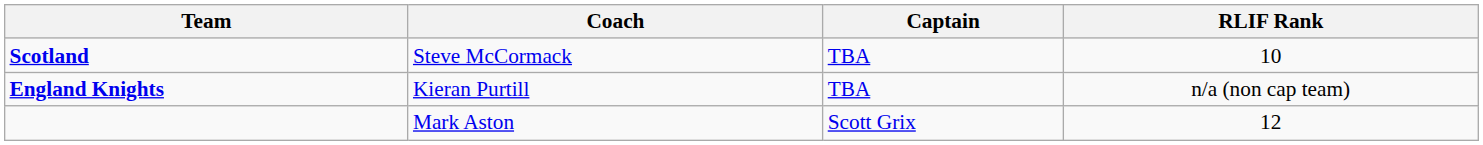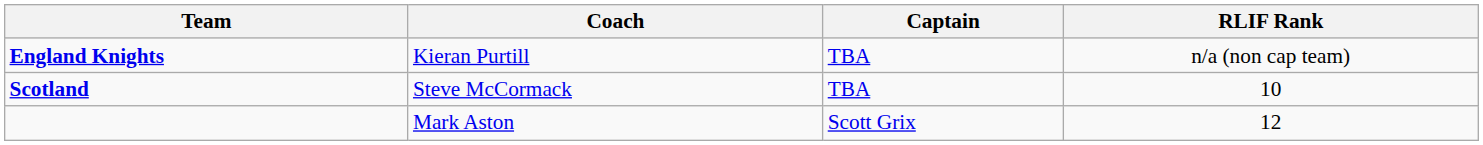rows swapped: (87, 88) <-> (49, 55)
